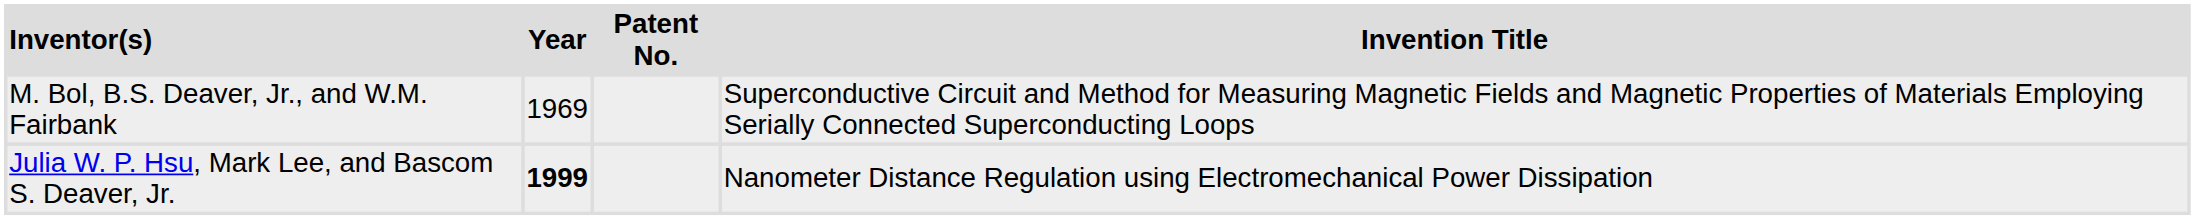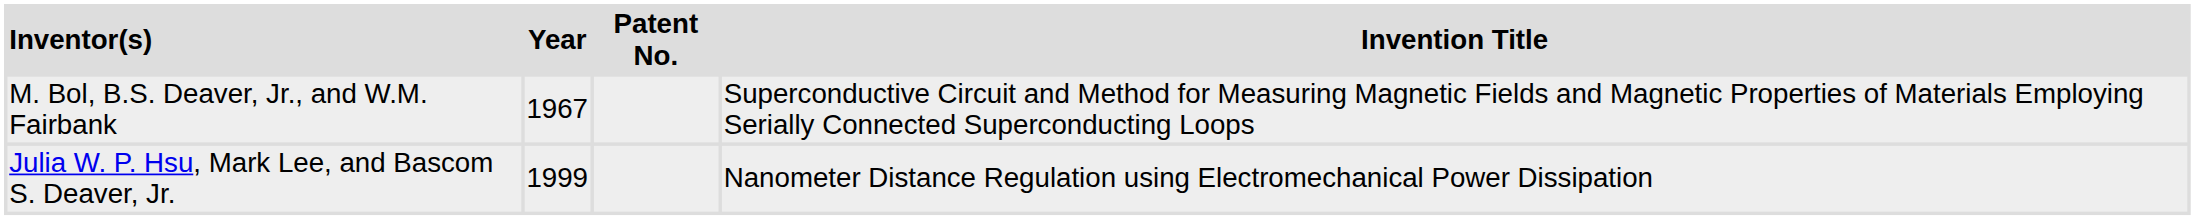(557, 109) 1969 -> (557, 109) 1967
(557, 178) bold -> (557, 178) normal
